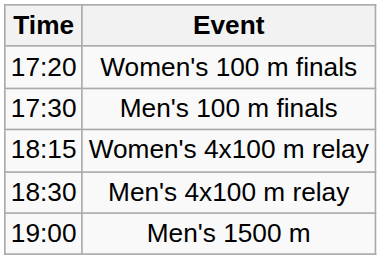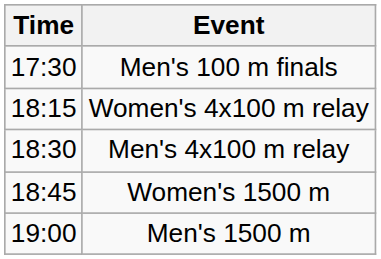- row: (229, 66)
+ row: (229, 191)
